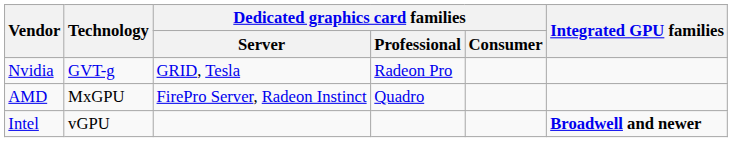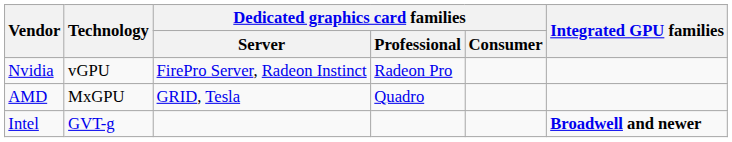(91, 70) GVT-g -> (89, 70) vGPU
(198, 70) GRID, Tesla -> (262, 70) FirePro Server, Radeon Instinct
(262, 96) FirePro Server, Radeon Instinct -> (198, 96) GRID, Tesla
(89, 123) vGPU -> (91, 123) GVT-g
